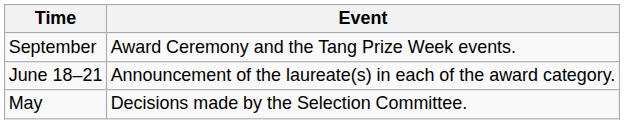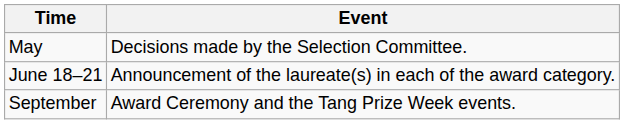rows swapped: (26, 103) <-> (53, 47)
